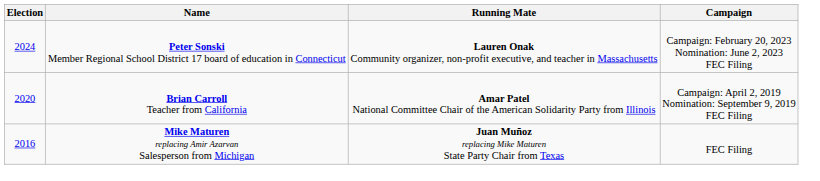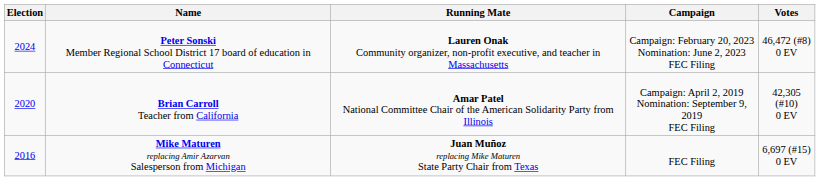+ column: (786, 12)
